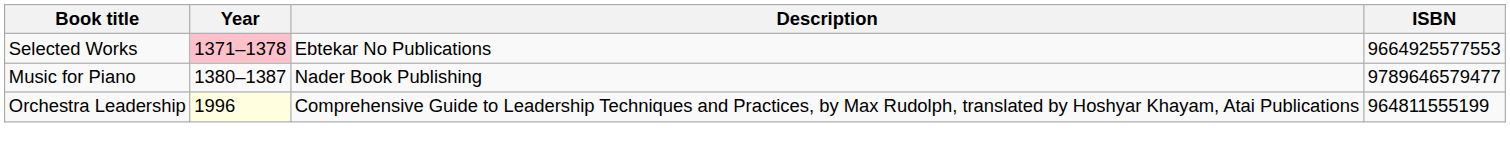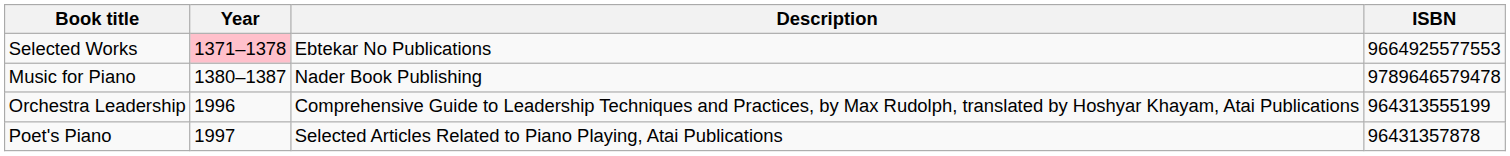(1434, 77) 9789646579477 -> (1434, 77) 9789646579478
(215, 106) lightyellow background -> (215, 106) no background
(1428, 106) 964811555199 -> (1429, 106) 964313555199
+ row: (60, 135)
